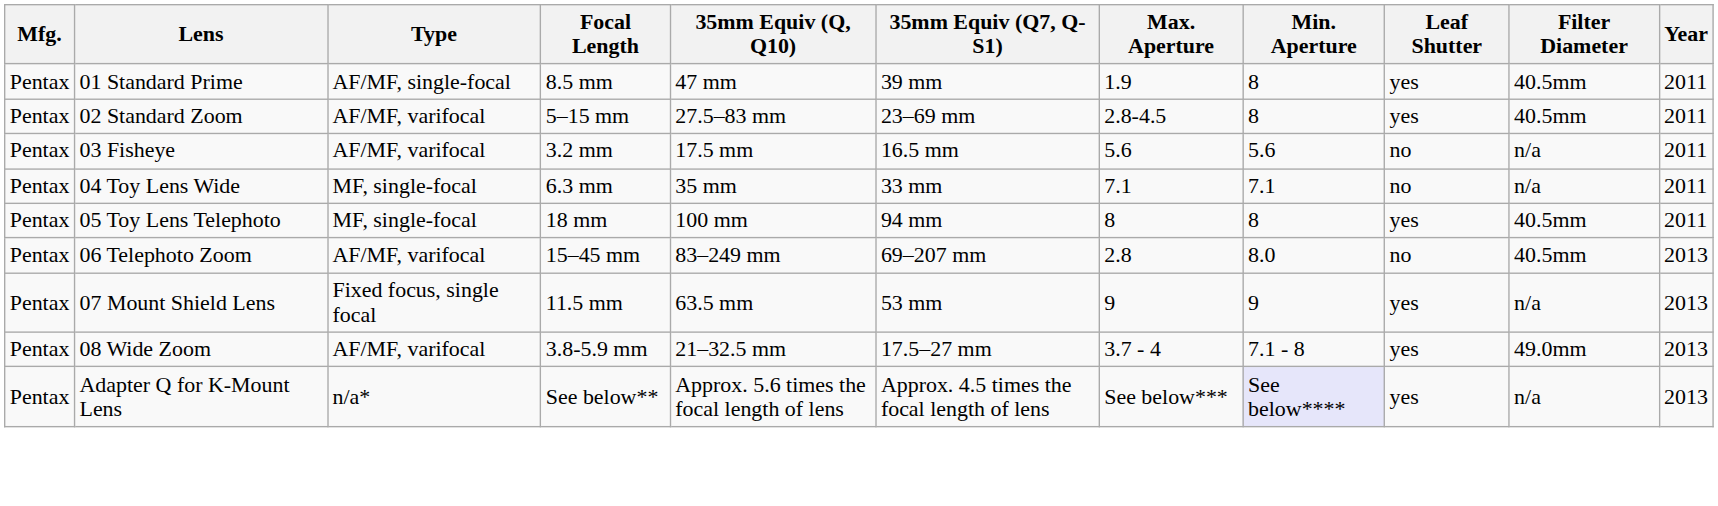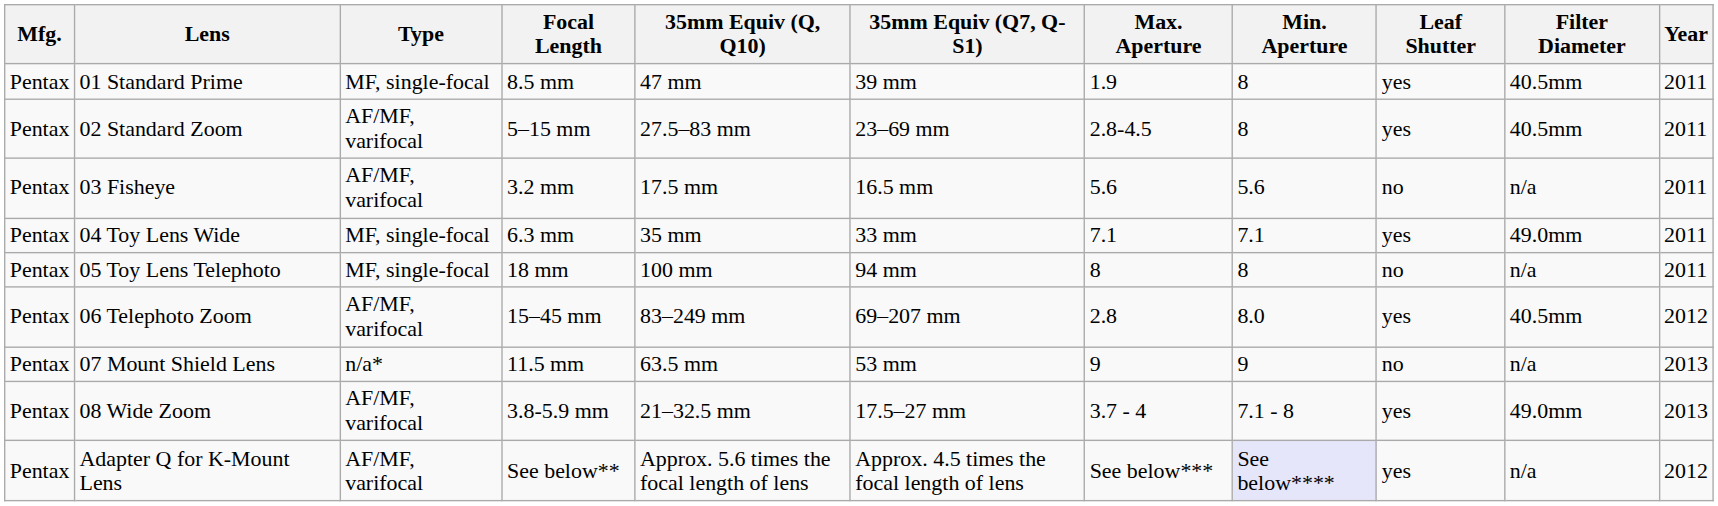(422, 81) AF/MF, single-focal -> (417, 81) MF, single-focal
(1401, 185) no -> (1396, 234) yes
(1527, 185) n/a -> (1546, 234) 49.0mm
(1404, 220) yes -> (1393, 269) no
(1550, 220) 40.5mm -> (1523, 269) n/a
(1401, 255) no -> (1396, 316) yes
(1686, 255) 2013 -> (1686, 316) 2012
(416, 302) Fixed focus, single focal -> (364, 363) n/a*
(1404, 302) yes -> (1393, 363) no
(351, 396) n/a* -> (384, 470) AF/MF, varifocal
(1686, 396) 2013 -> (1686, 470) 2012
